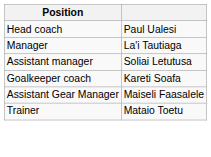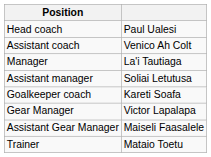+ row: (43, 45)
+ row: (40, 111)
